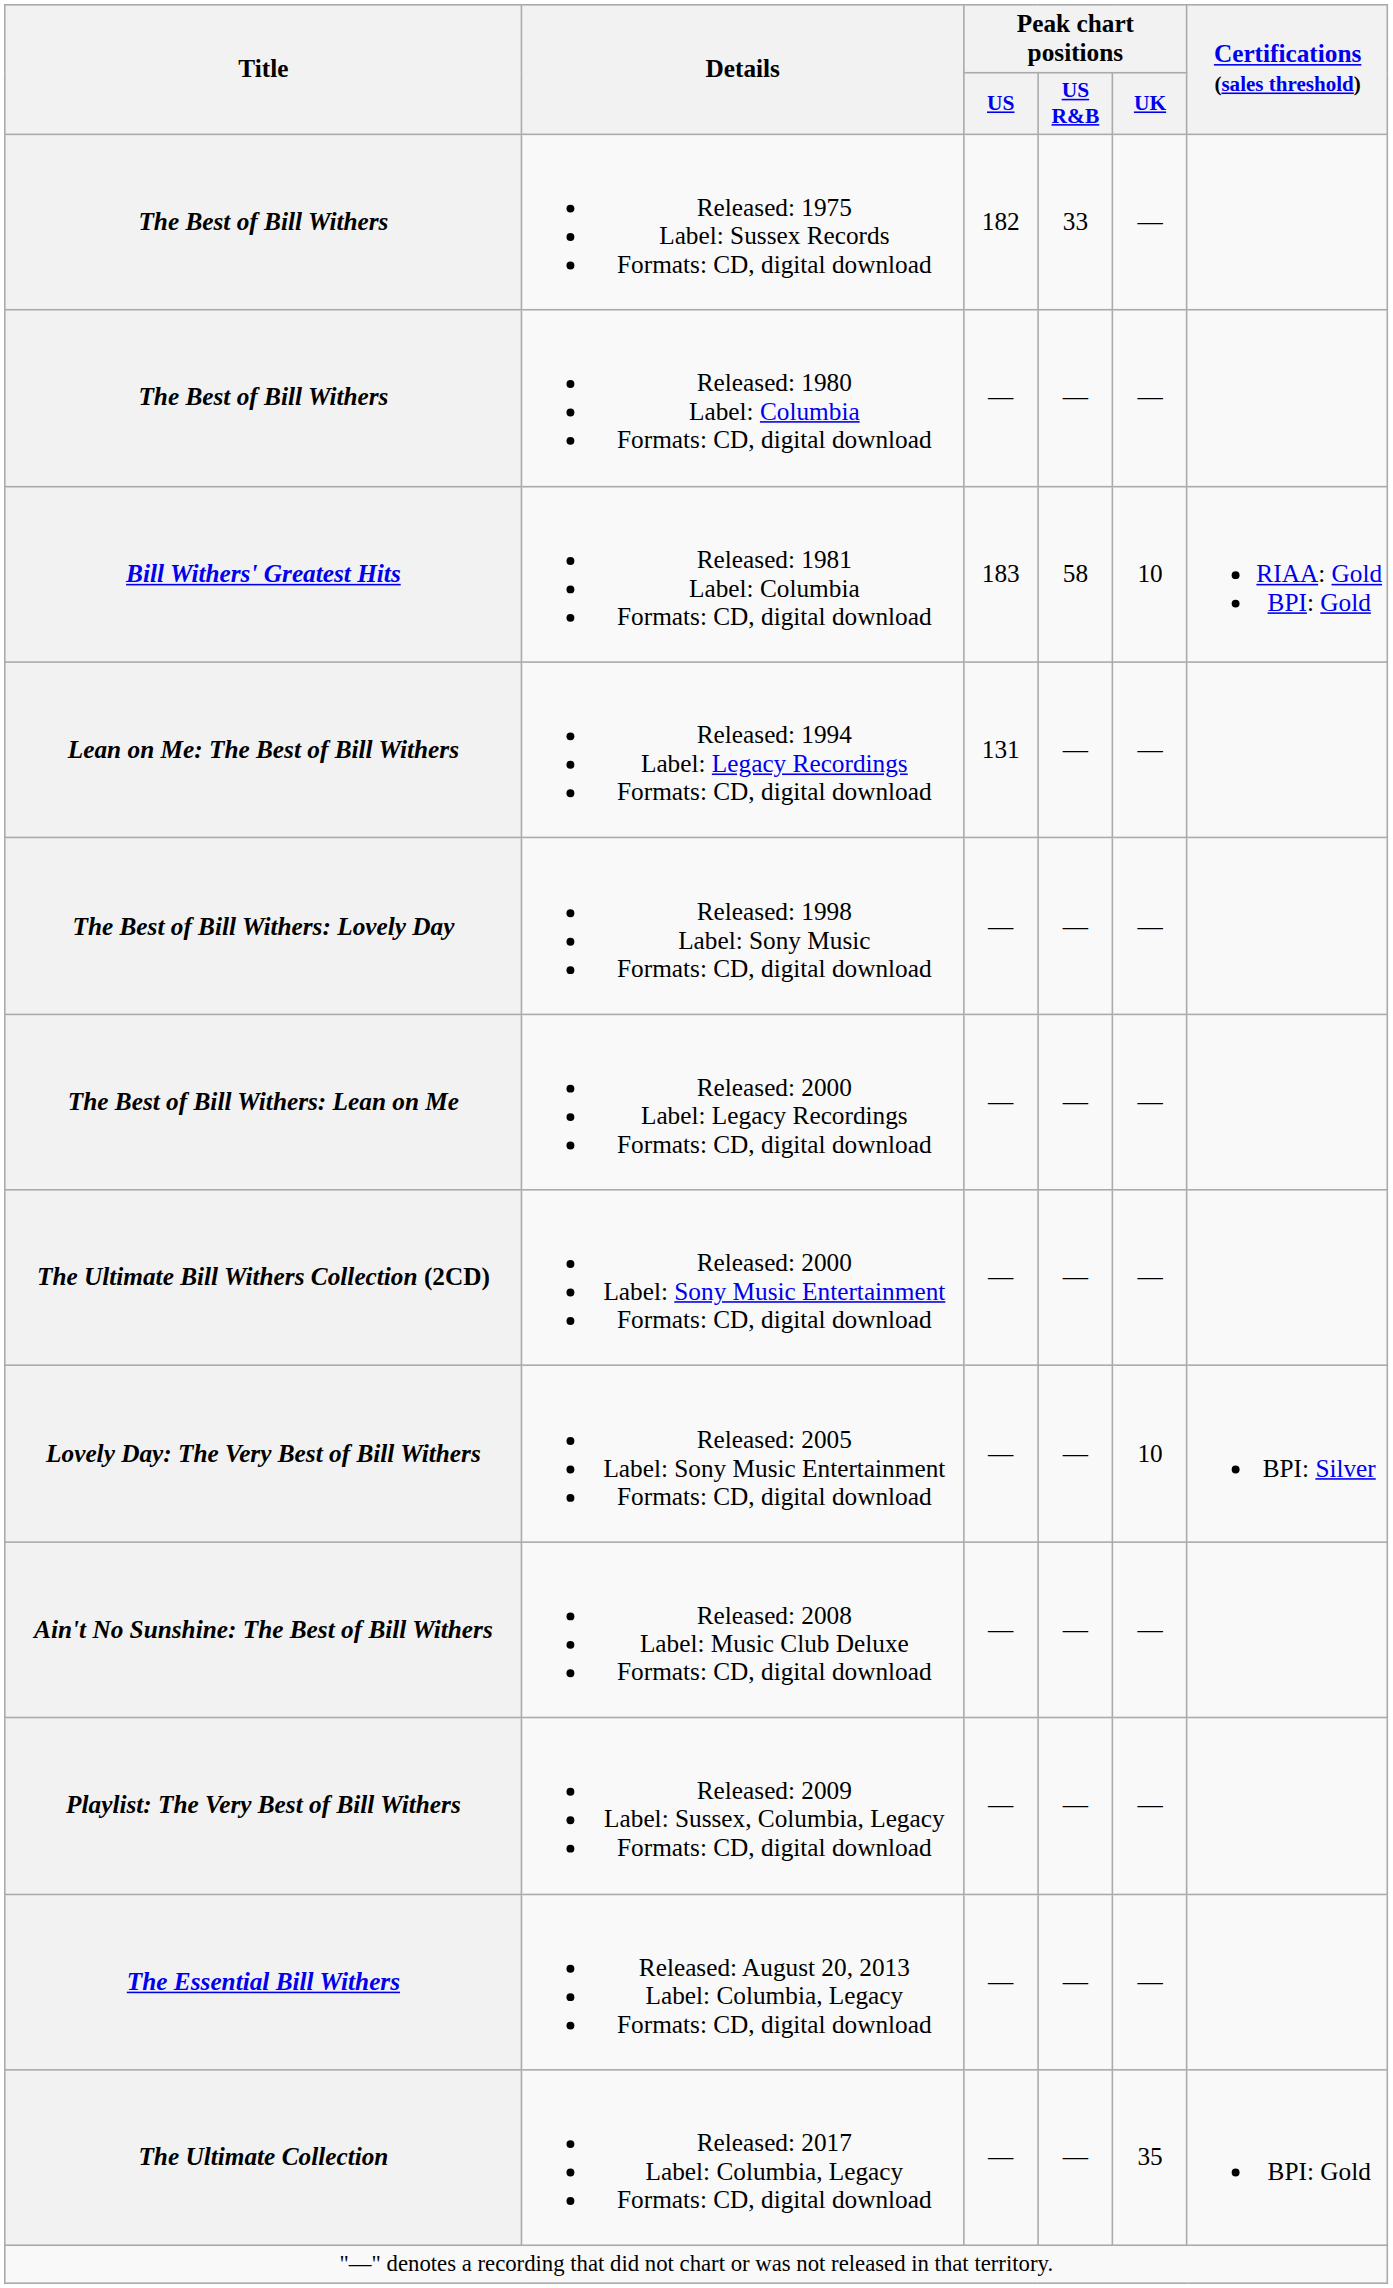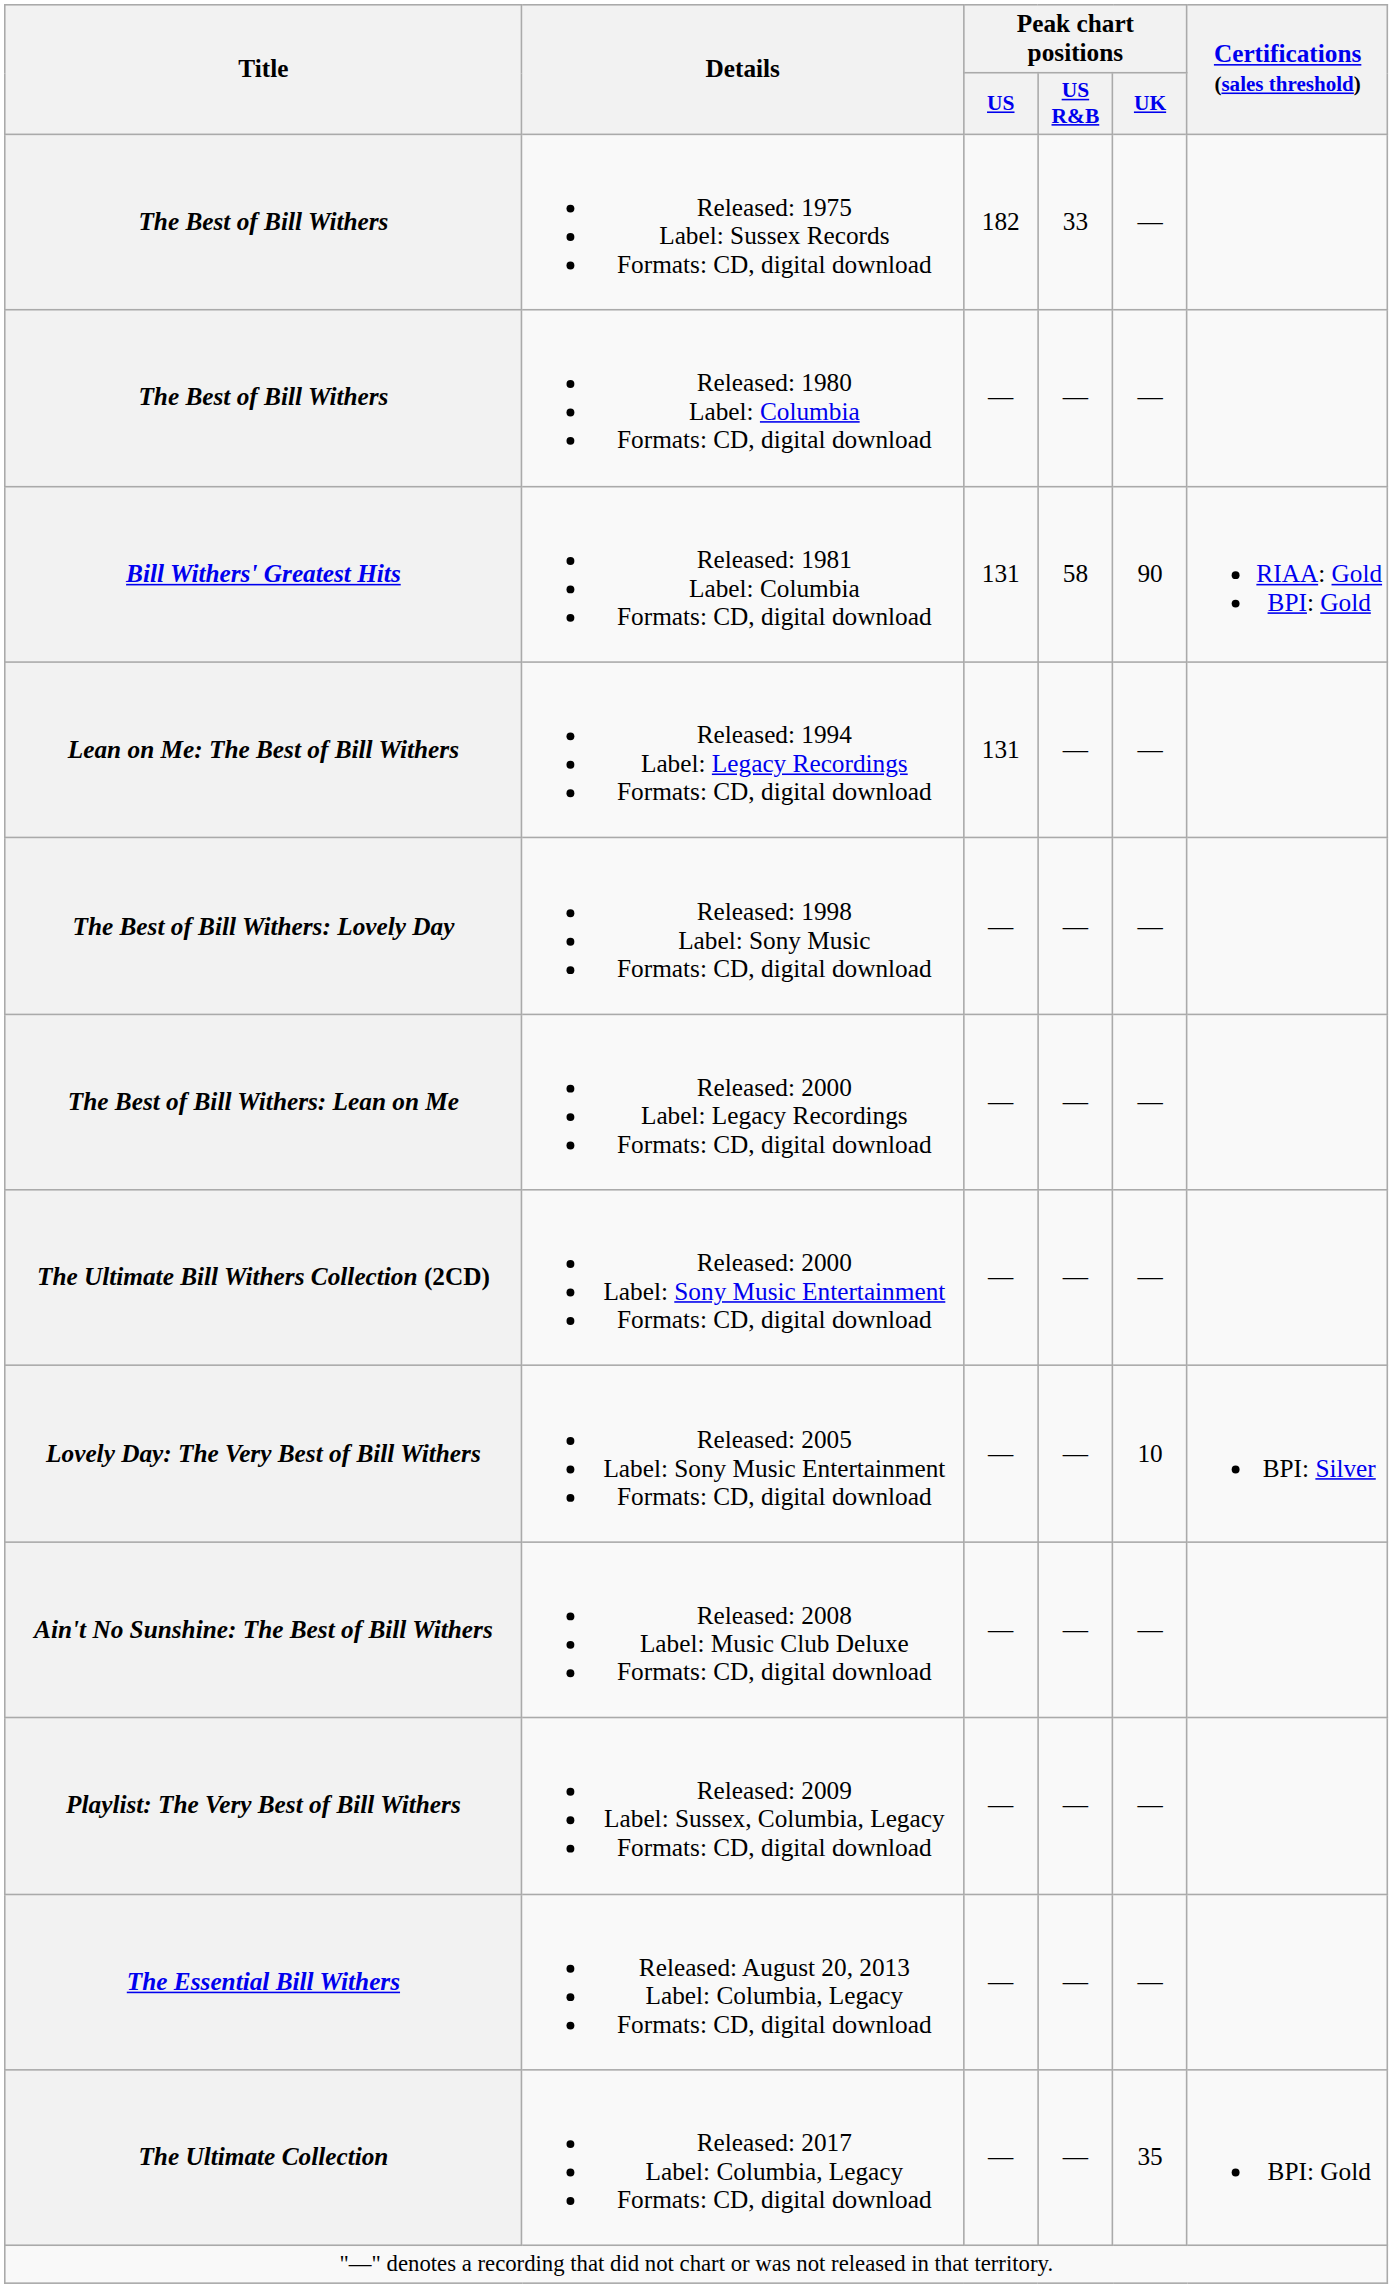(1001, 573) 183 -> (1001, 573) 131
(1150, 573) 10 -> (1150, 573) 90
